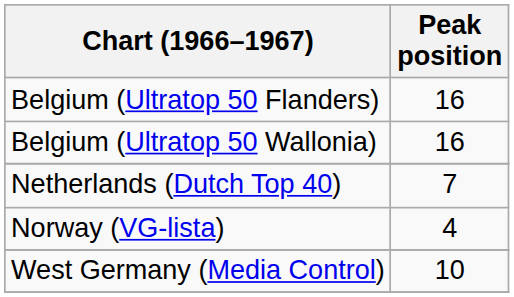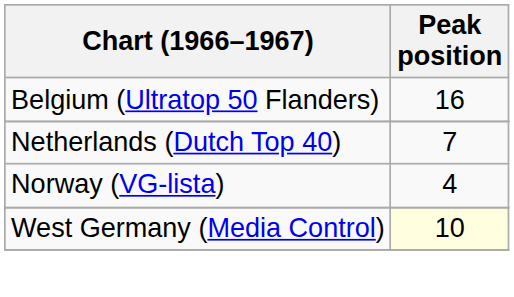- row: (194, 142)
(450, 270) no background -> (450, 227) lightyellow background
